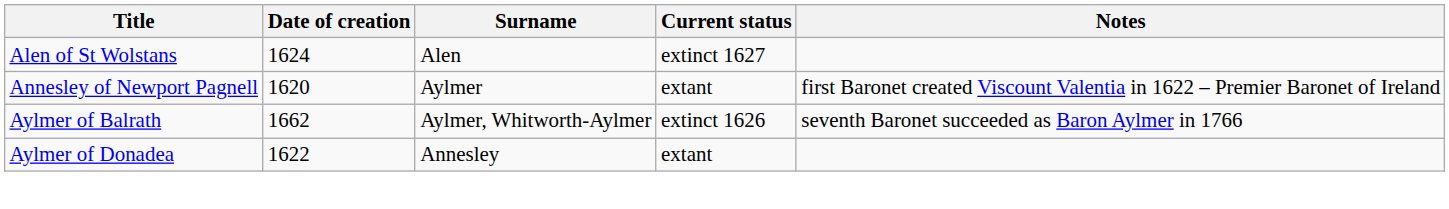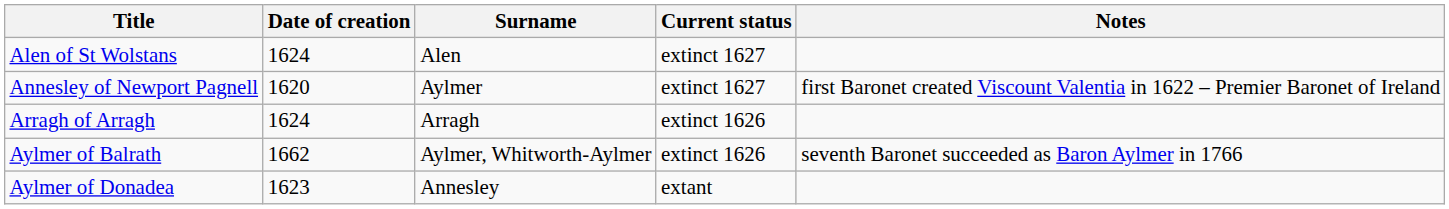(687, 87) extant -> (713, 87) extinct 1627
+ row: (82, 120)
(289, 154) 1622 -> (289, 187) 1623
